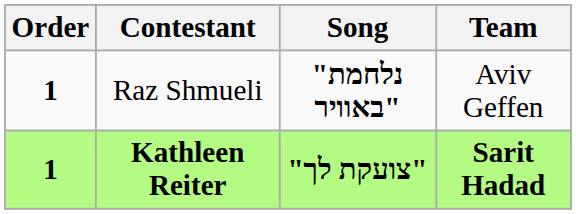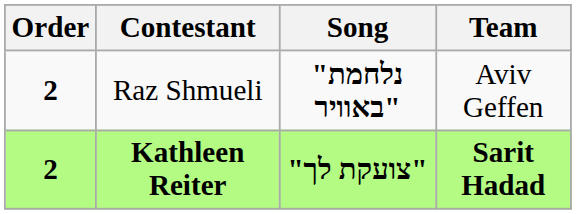(50, 90) 1 -> (50, 90) 2
(50, 169) 1 -> (50, 169) 2
